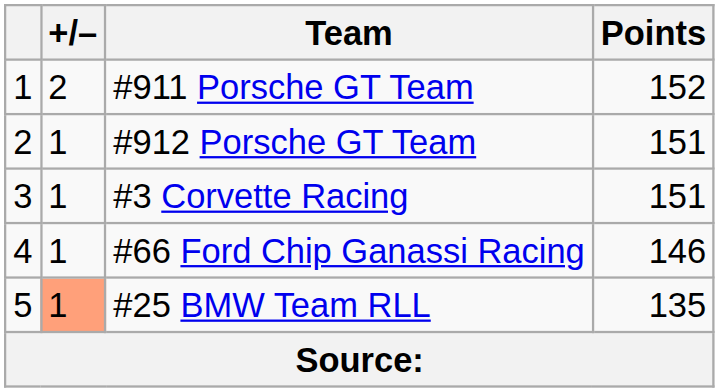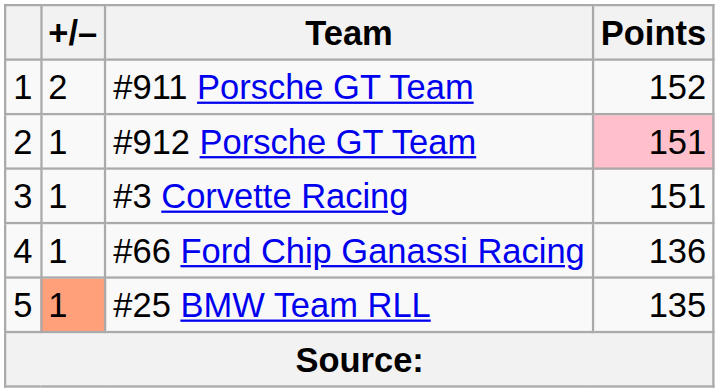(677, 142) no background -> (677, 142) pink background
(677, 251) 146 -> (677, 251) 136
